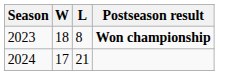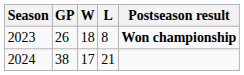+ column: (65, 15)
